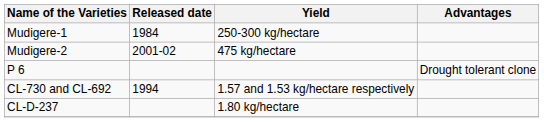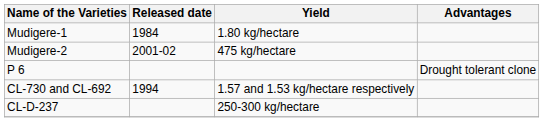(268, 32) 250-300 kg/hectare -> (258, 32) 1.80 kg/hectare
(258, 107) 1.80 kg/hectare -> (268, 107) 250-300 kg/hectare
